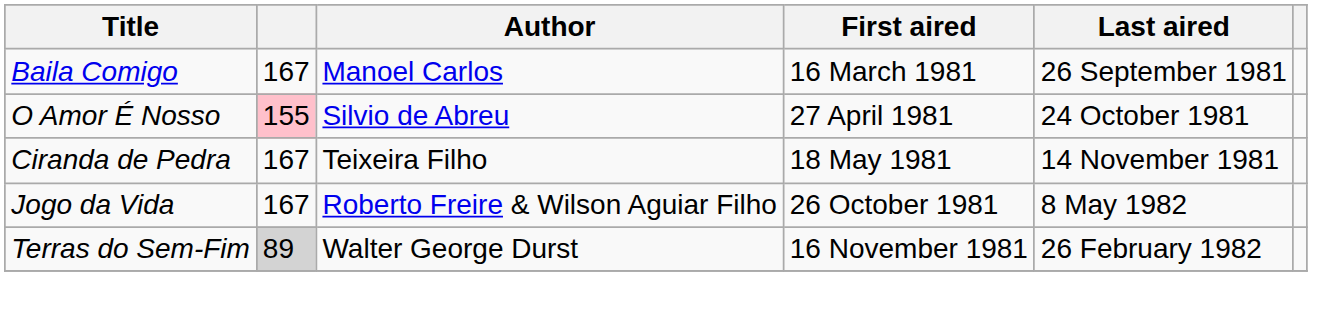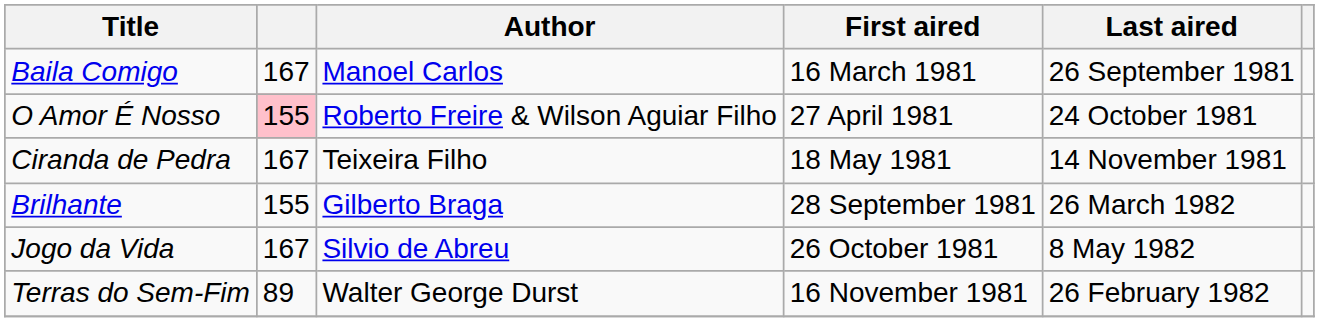(416, 115) Silvio de Abreu -> (550, 115) Roberto Freire & Wilson Aguiar Filho
+ row: (67, 204)
(550, 204) Roberto Freire & Wilson Aguiar Filho -> (416, 248) Silvio de Abreu
(278, 248) lightgrey background -> (278, 293) no background
